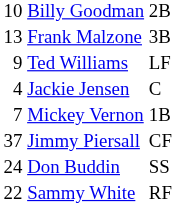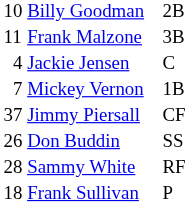(13, 37) 13 -> (13, 37) 11
- row: (78, 62)
(13, 166) 24 -> (13, 140) 26
(13, 192) 22 -> (13, 166) 28
+ row: (92, 192)
